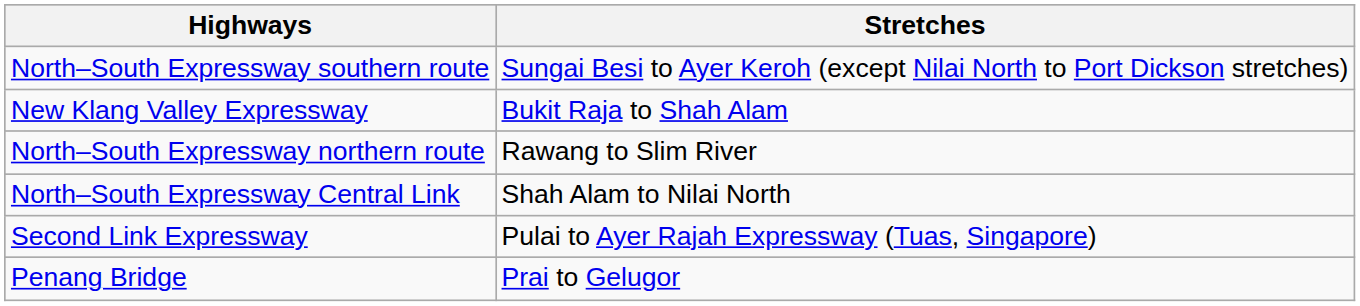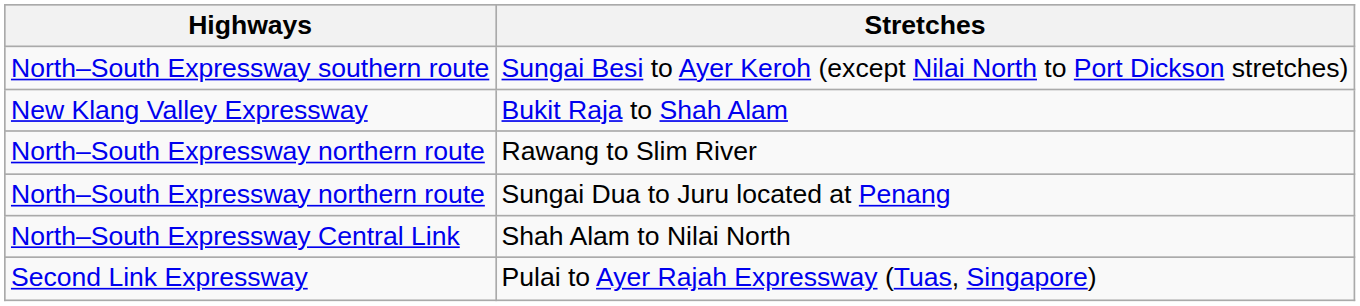+ row: (726, 194)
- row: (591, 278)
